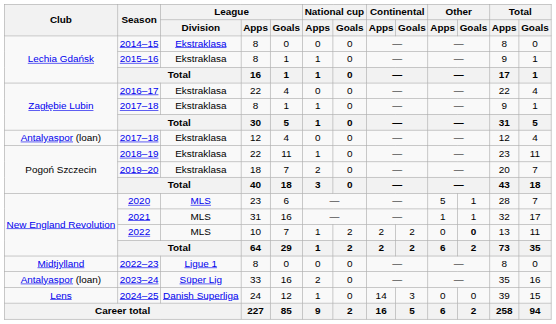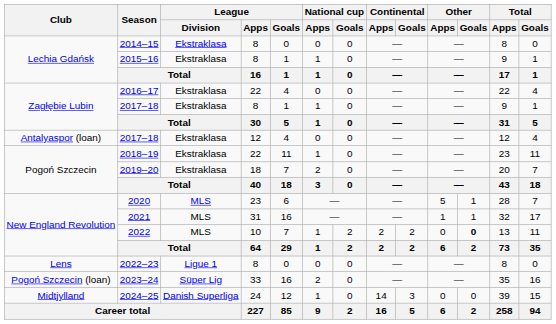(61, 264) Midtjylland -> (61, 264) Lens
(61, 279) Antalyaspor (loan) -> (61, 279) Pogoń Szczecin (loan)
(61, 295) Lens -> (61, 295) Midtjylland
